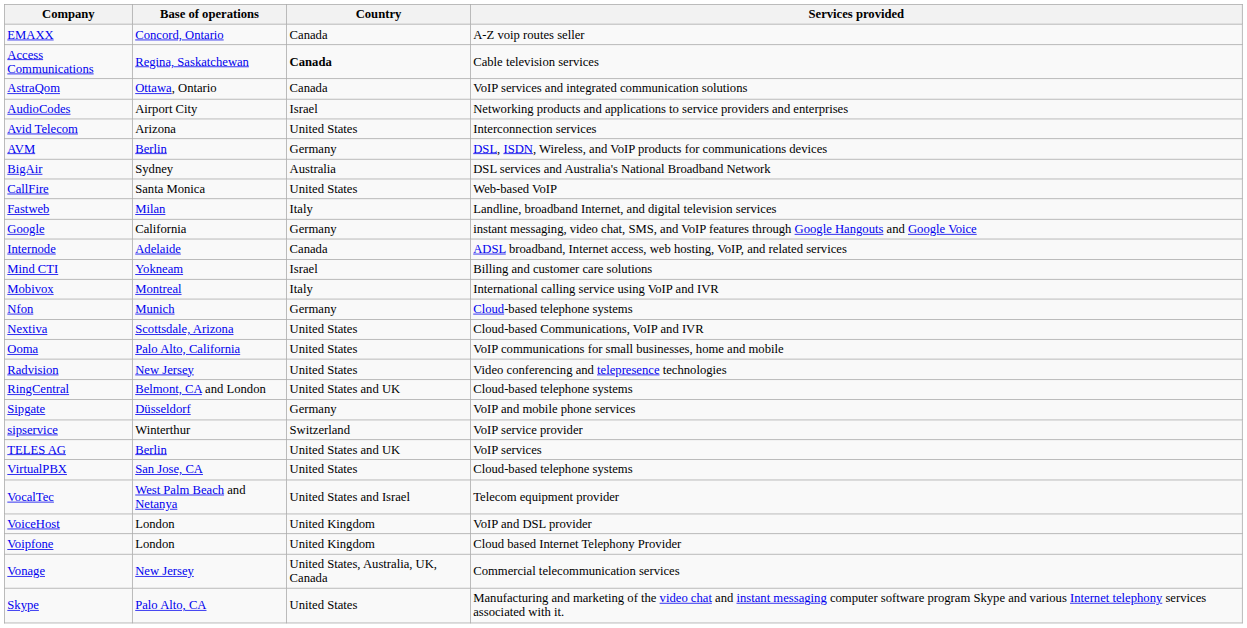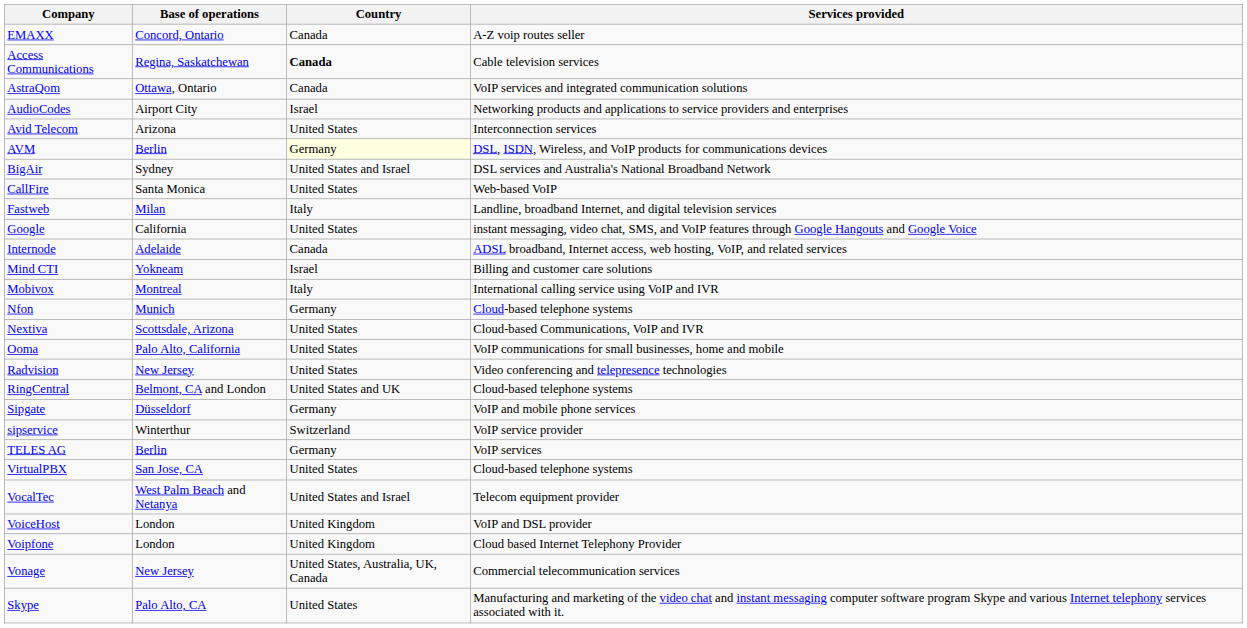(313, 149) no background -> (313, 149) lightyellow background
(313, 169) Australia -> (350, 169) United States and Israel
(313, 229) Germany -> (323, 229) United States
(345, 449) United States and UK -> (313, 449) Germany
